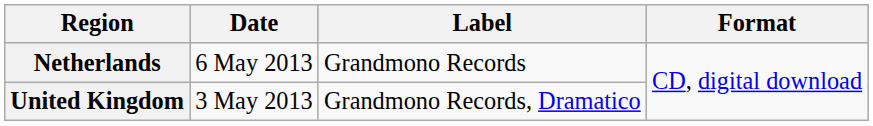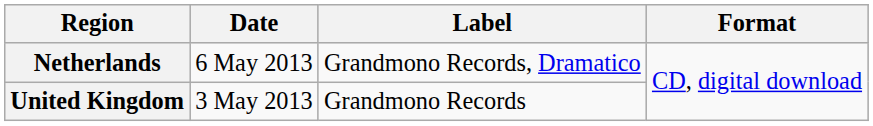(425, 62) Grandmono Records -> (482, 62) Grandmono Records, Dramatico
(482, 100) Grandmono Records, Dramatico -> (425, 100) Grandmono Records
